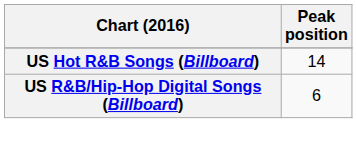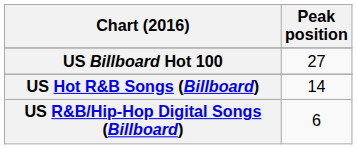+ row: (143, 61)
